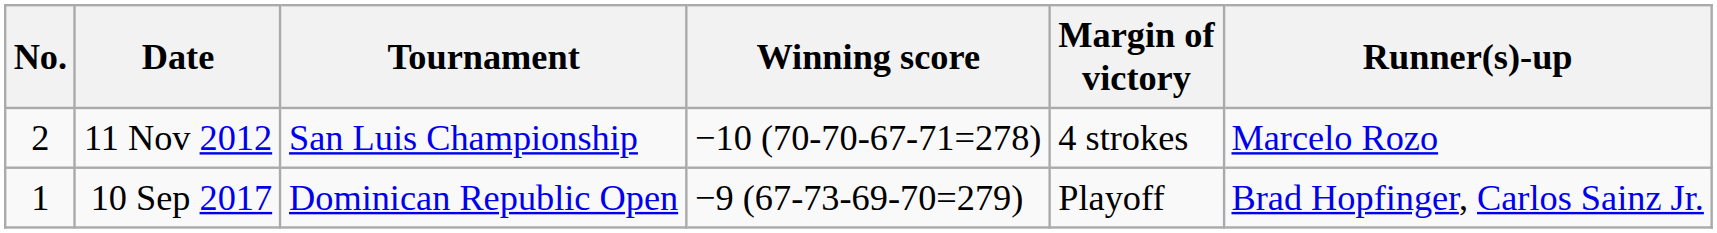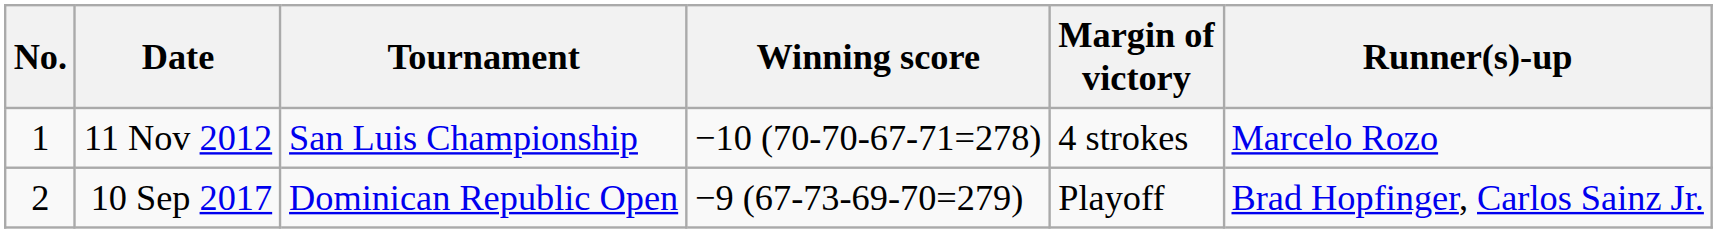(40, 137) 2 -> (40, 137) 1
(40, 197) 1 -> (40, 197) 2
